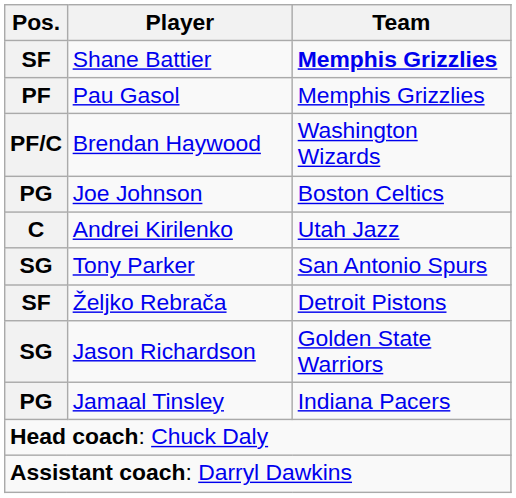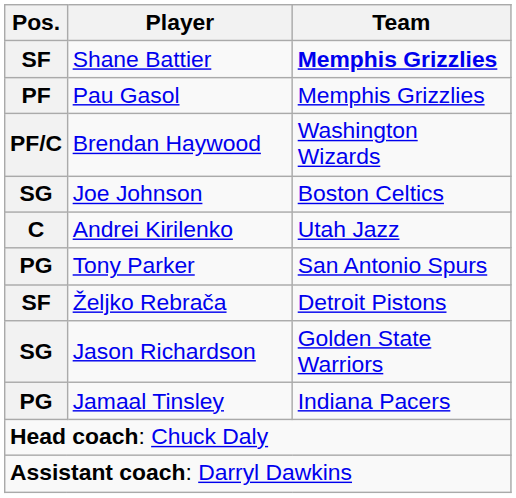(36, 193) PG -> (36, 193) SG
(36, 266) SG -> (36, 266) PG
